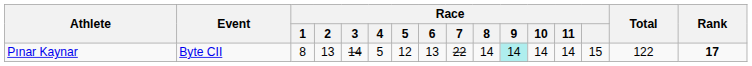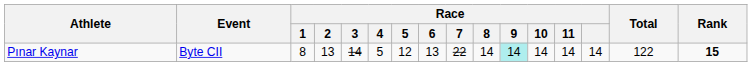(595, 53) 15 -> (595, 53) 14
(712, 53) 17 -> (712, 53) 15
